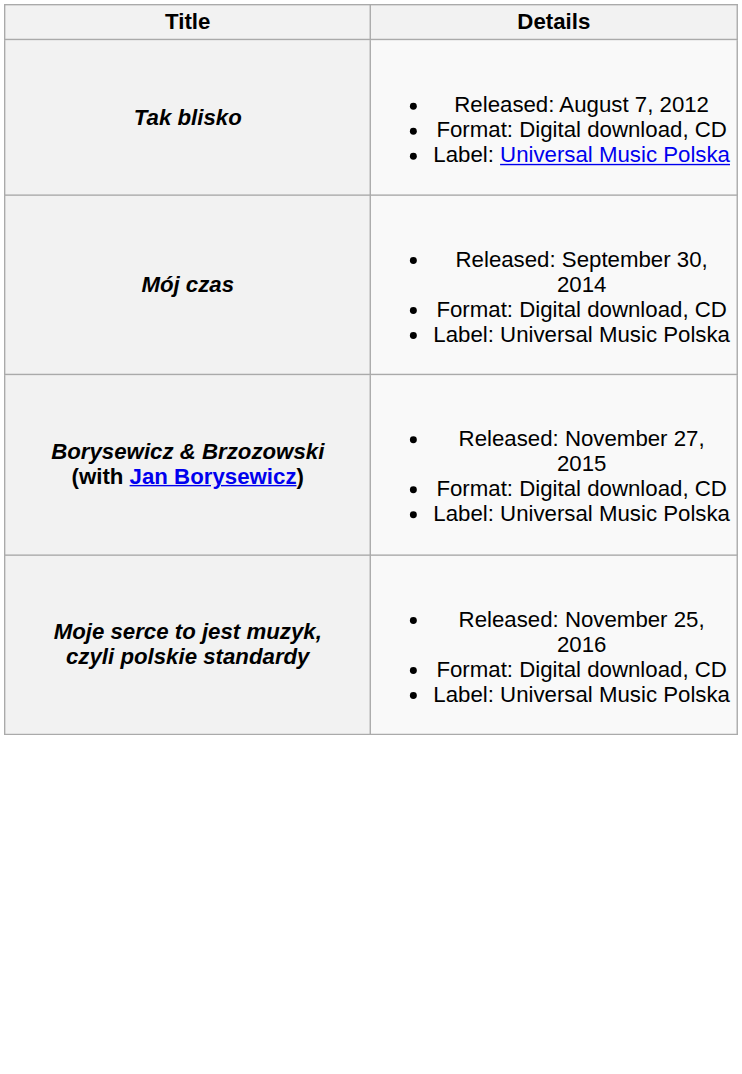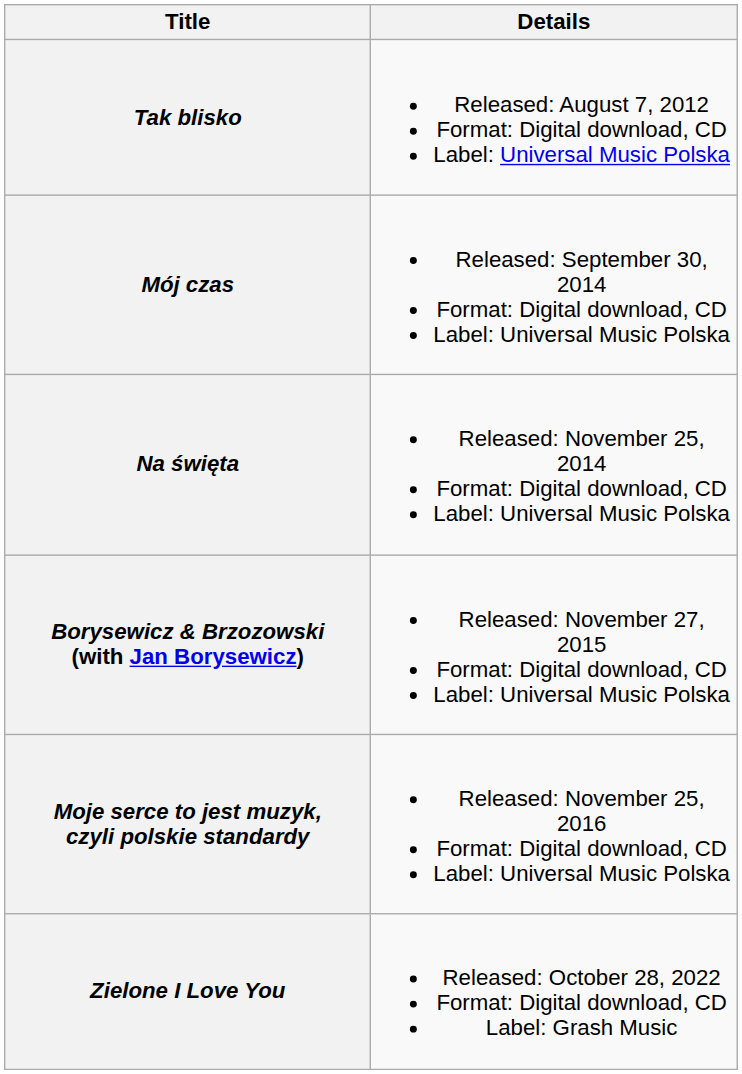+ row: (188, 464)
+ row: (188, 991)
